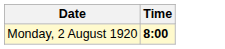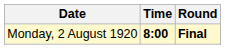+ column: (198, 14)
